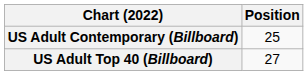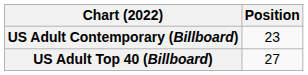(272, 37) 25 -> (272, 37) 23
